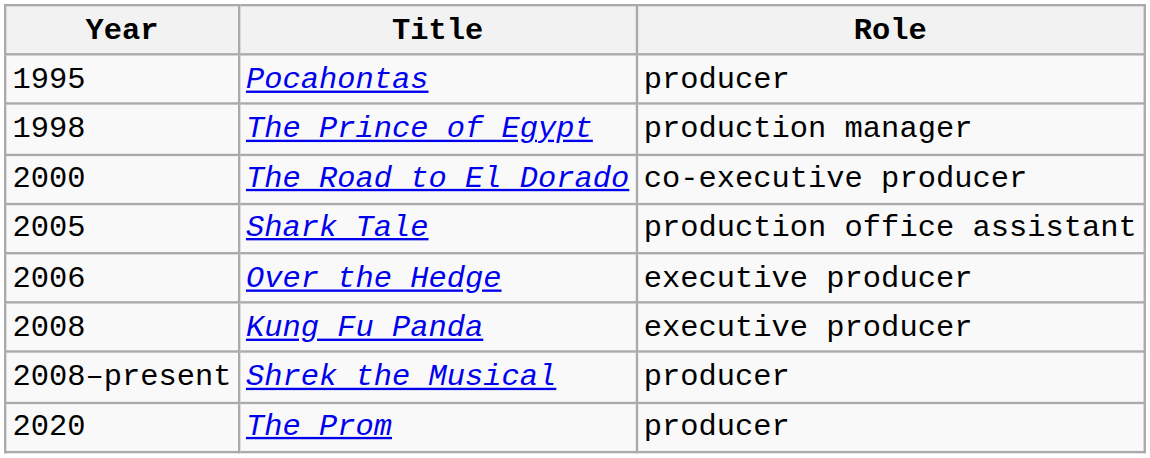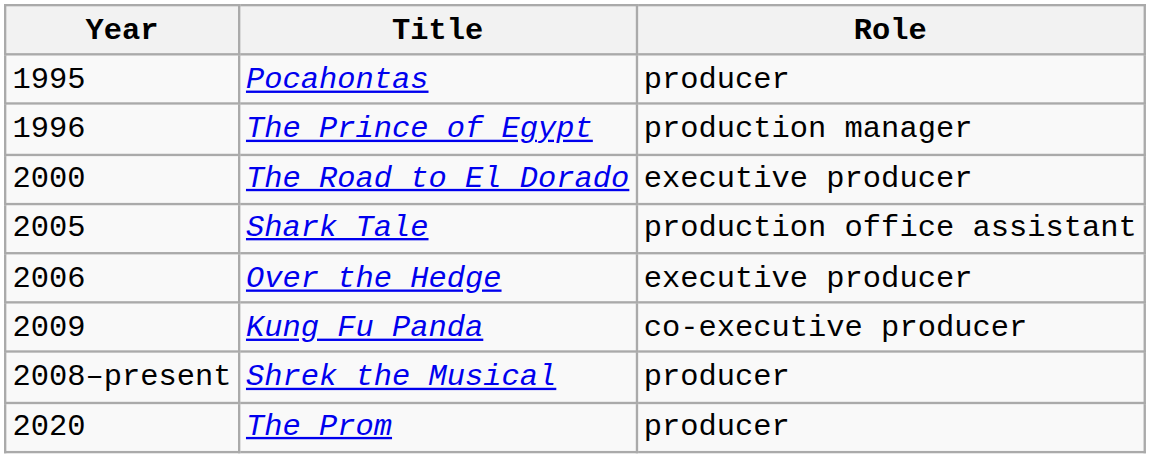(49, 129) 1998 -> (49, 129) 1996
(835, 179) co-executive producer -> (808, 179) executive producer
(49, 327) 2008 -> (49, 327) 2009
(808, 327) executive producer -> (835, 327) co-executive producer
